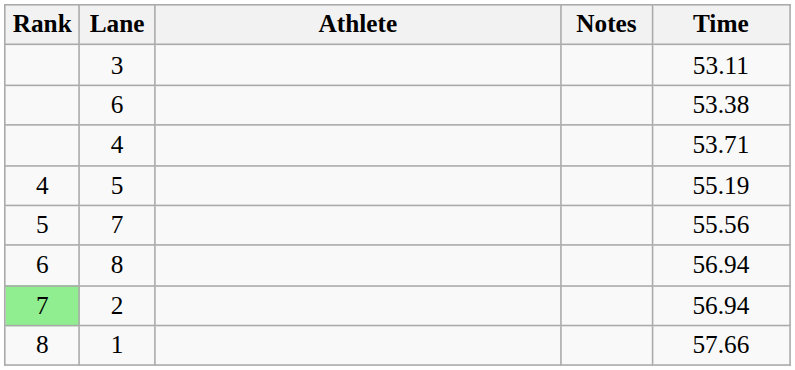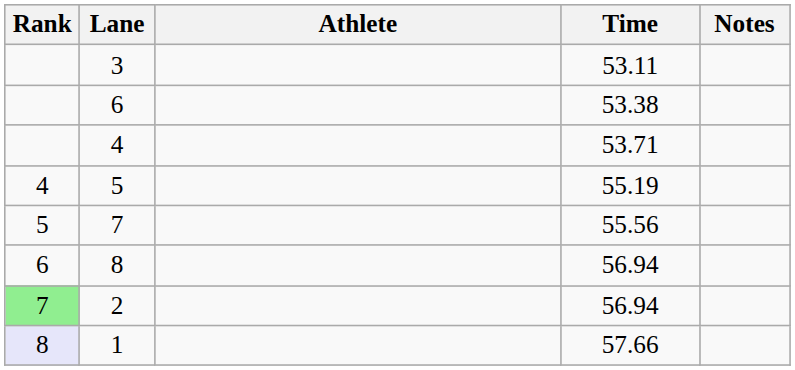columns swapped: (721, 24) <-> (606, 24)
(42, 345) no background -> (42, 345) lavender background
